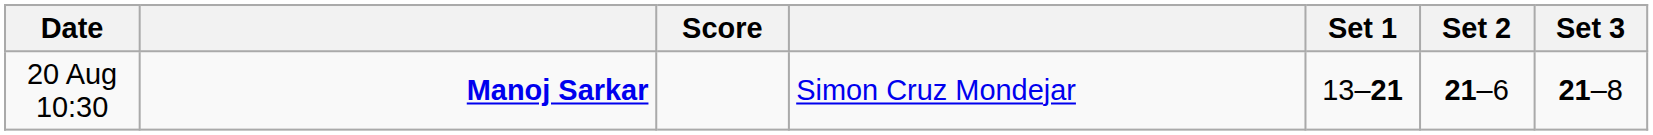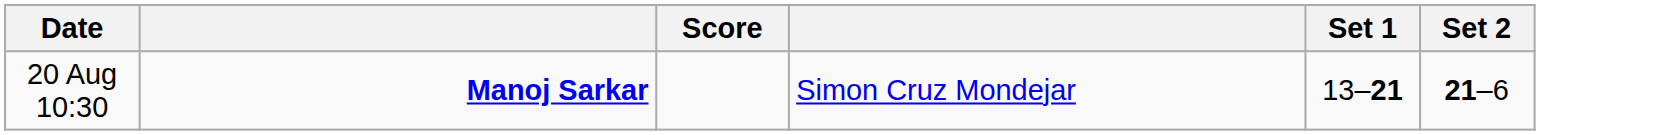- column: (1591, 28)
